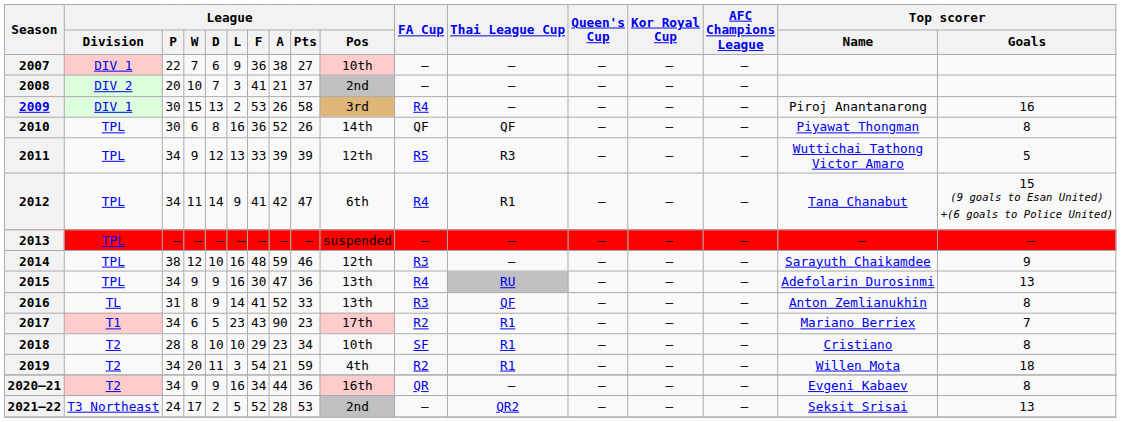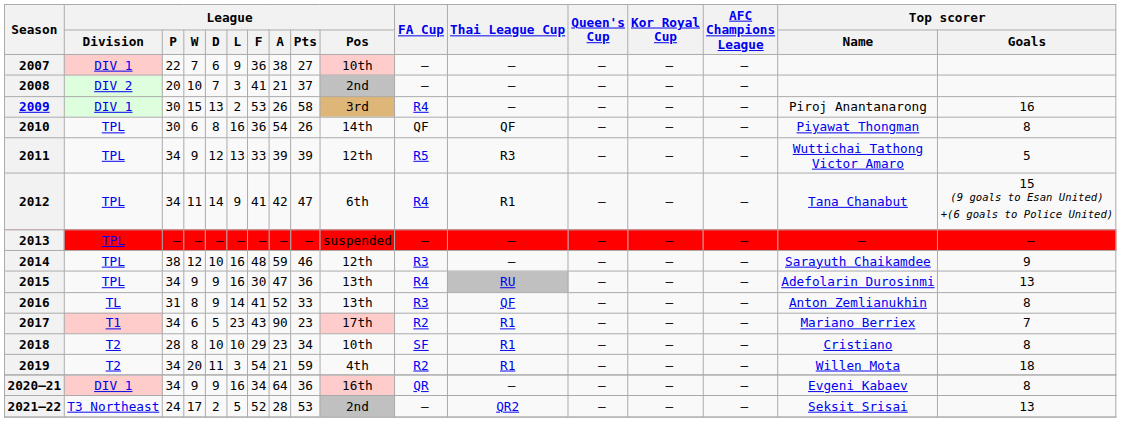(280, 127) 52 -> (280, 127) 54
(113, 386) T2 -> (113, 386) DIV 1
(280, 386) 44 -> (280, 386) 64
